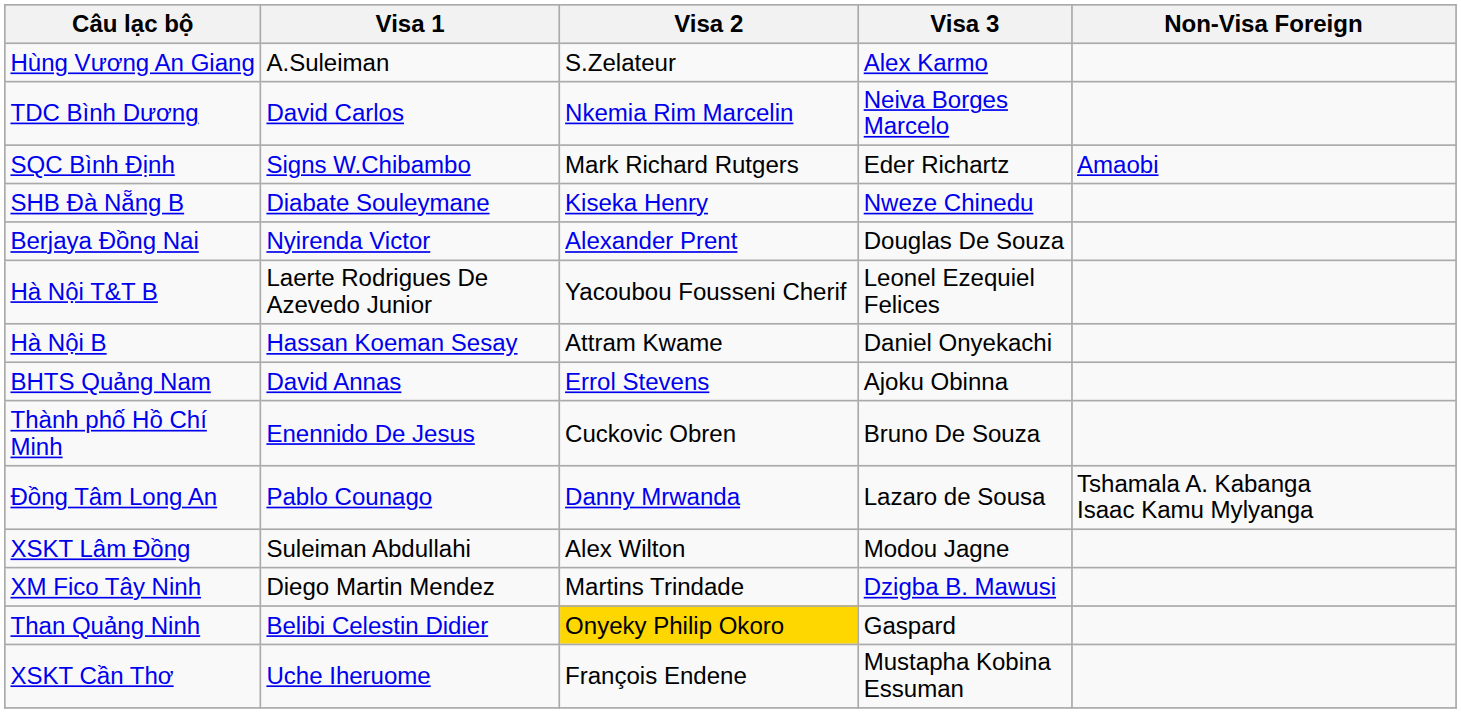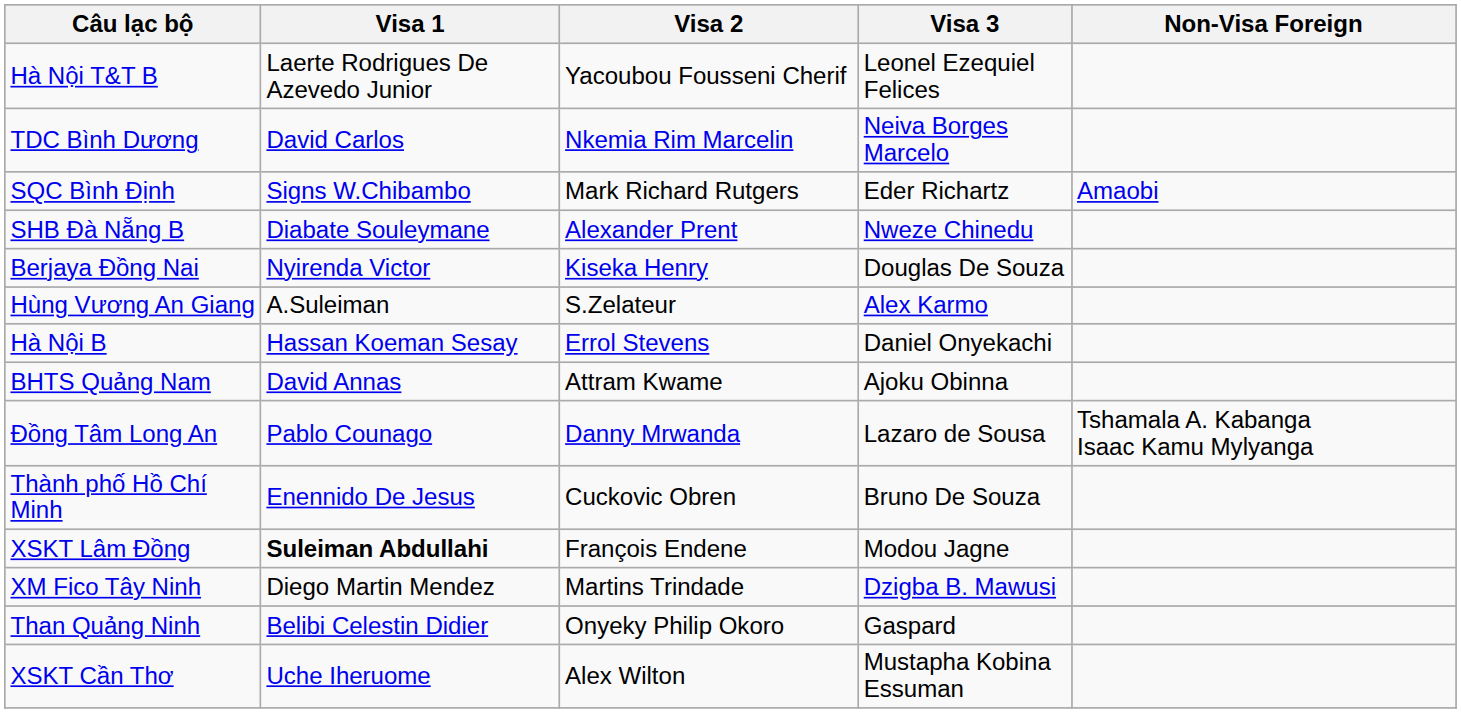rows swapped: (133, 62) <-> (84, 292)
(637, 203) Kiseka Henry -> (651, 230) Alexander Prent
(651, 241) Alexander Prent -> (637, 268) Kiseka Henry
(644, 344) Attram Kwame -> (637, 344) Errol Stevens
(637, 382) Errol Stevens -> (644, 382) Attram Kwame
rows swapped: (109, 433) <-> (114, 498)
(369, 549) normal -> (377, 549) bold
(625, 549) Alex Wilton -> (656, 549) François Endene
(675, 625) gold background -> (675, 625) no background
(656, 676) François Endene -> (625, 676) Alex Wilton
